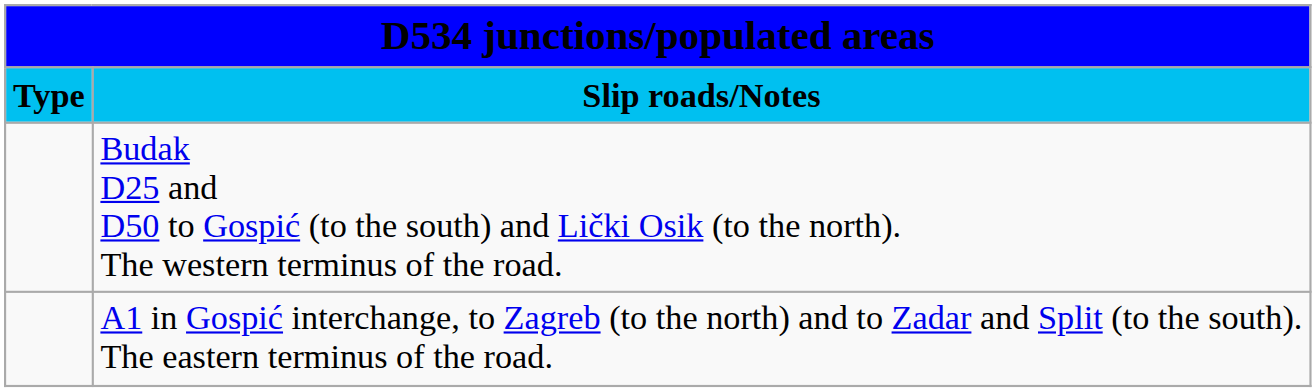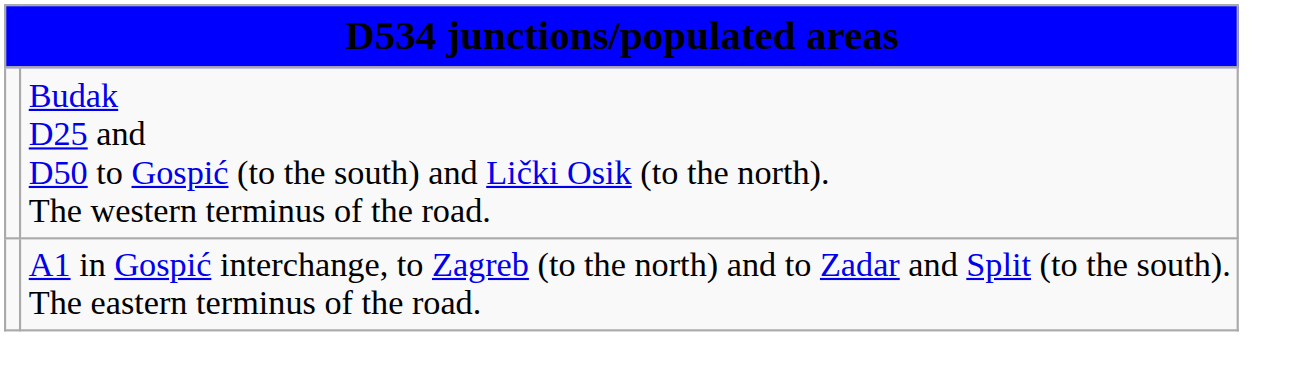- row: (701, 94)
